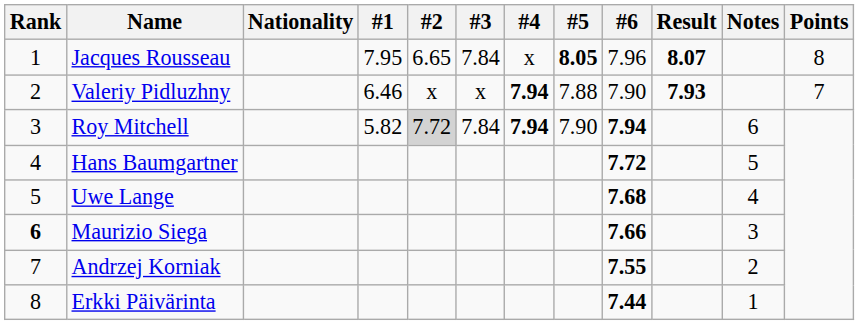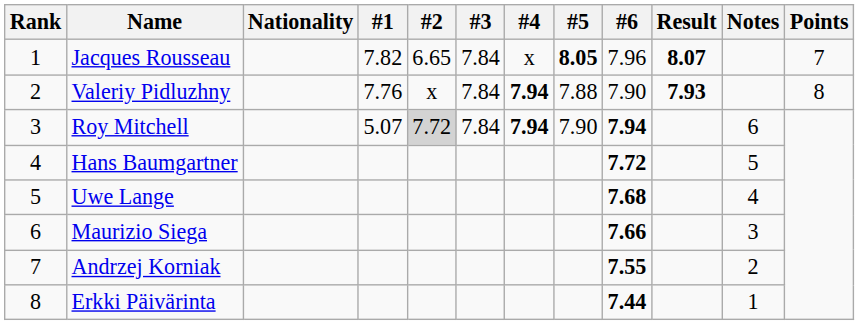(383, 57) 7.95 -> (383, 57) 7.82
(819, 57) 8 -> (819, 57) 7
(383, 92) 6.46 -> (383, 92) 7.76
(480, 92) x -> (480, 92) 7.84
(819, 92) 7 -> (819, 92) 8
(383, 127) 5.82 -> (383, 127) 5.07
(36, 232) bold -> (36, 232) normal
